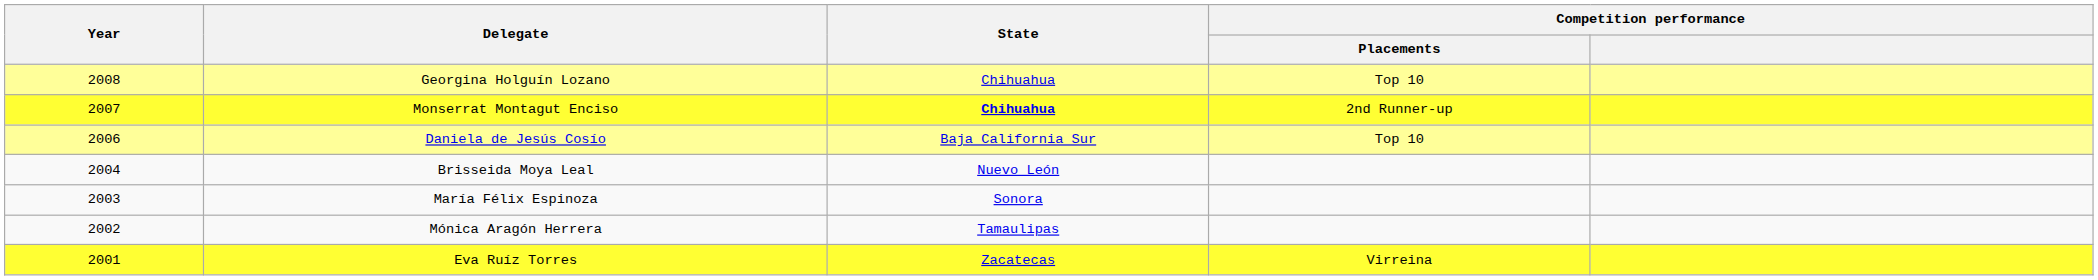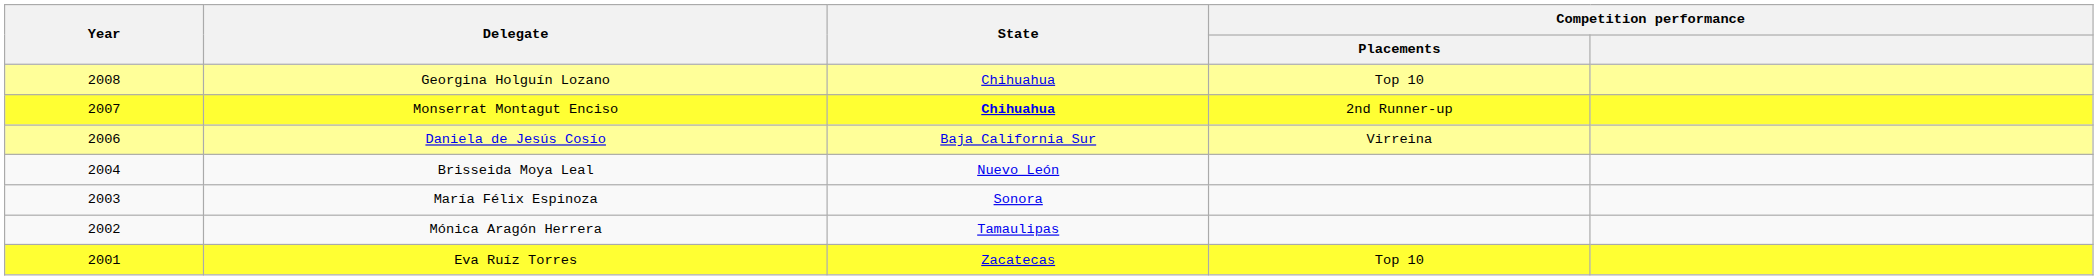(1399, 139) Top 10 -> (1399, 139) Virreina
(1399, 259) Virreina -> (1399, 259) Top 10
